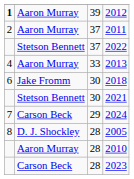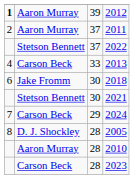(48, 64) Aaron Murray -> (45, 64) Carson Beck
